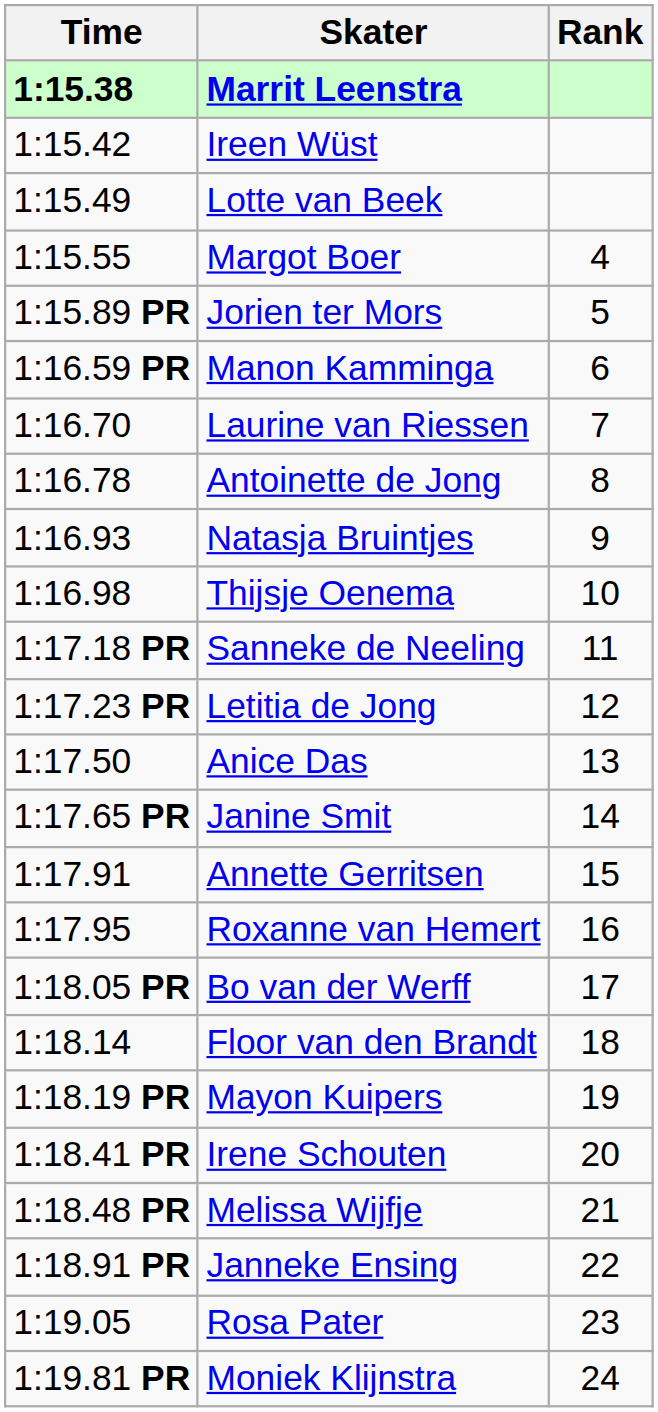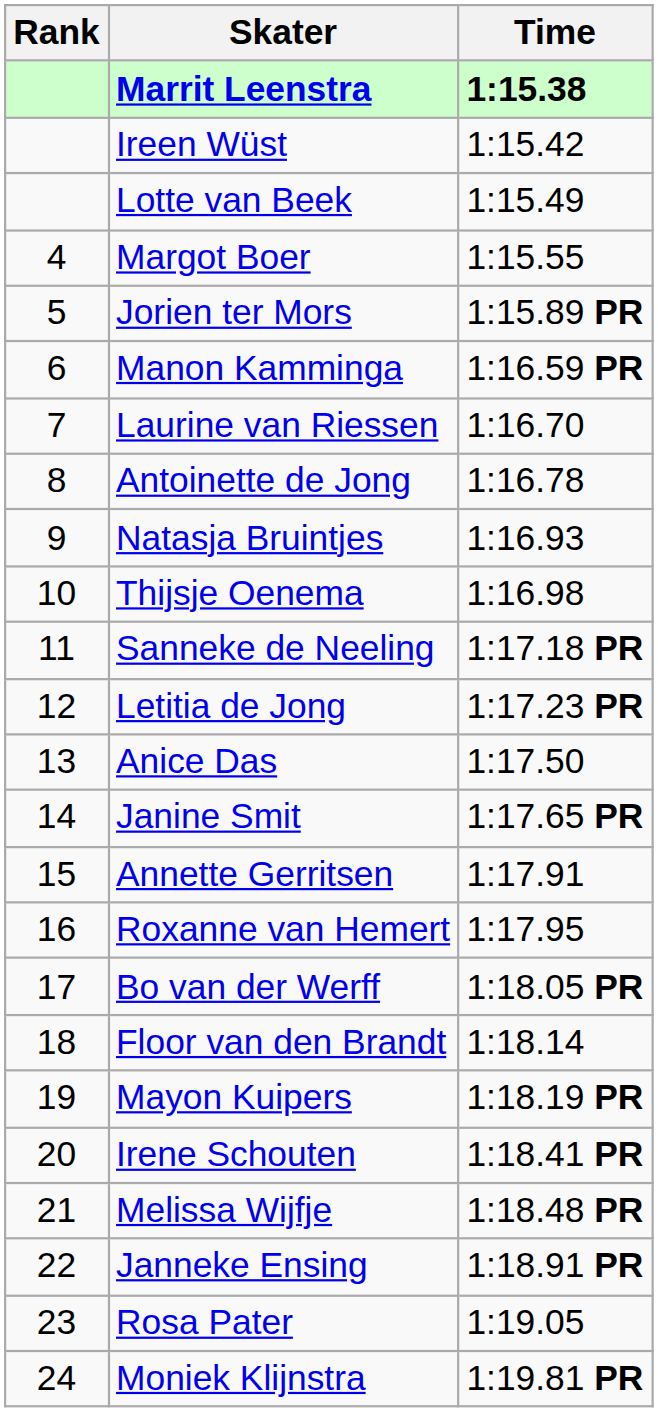columns swapped: (600, 32) <-> (102, 32)
